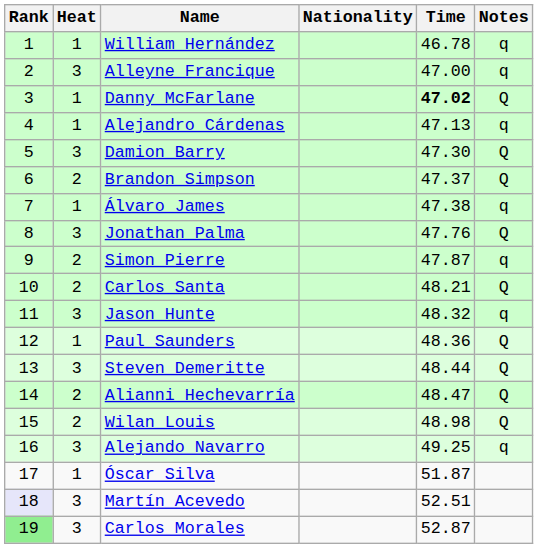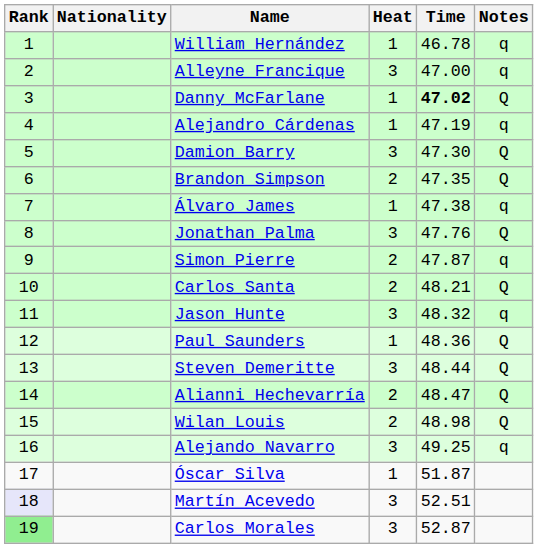columns swapped: (77, 18) <-> (358, 18)
(446, 126) 47.13 -> (446, 126) 47.19
(446, 180) 47.37 -> (446, 180) 47.35
